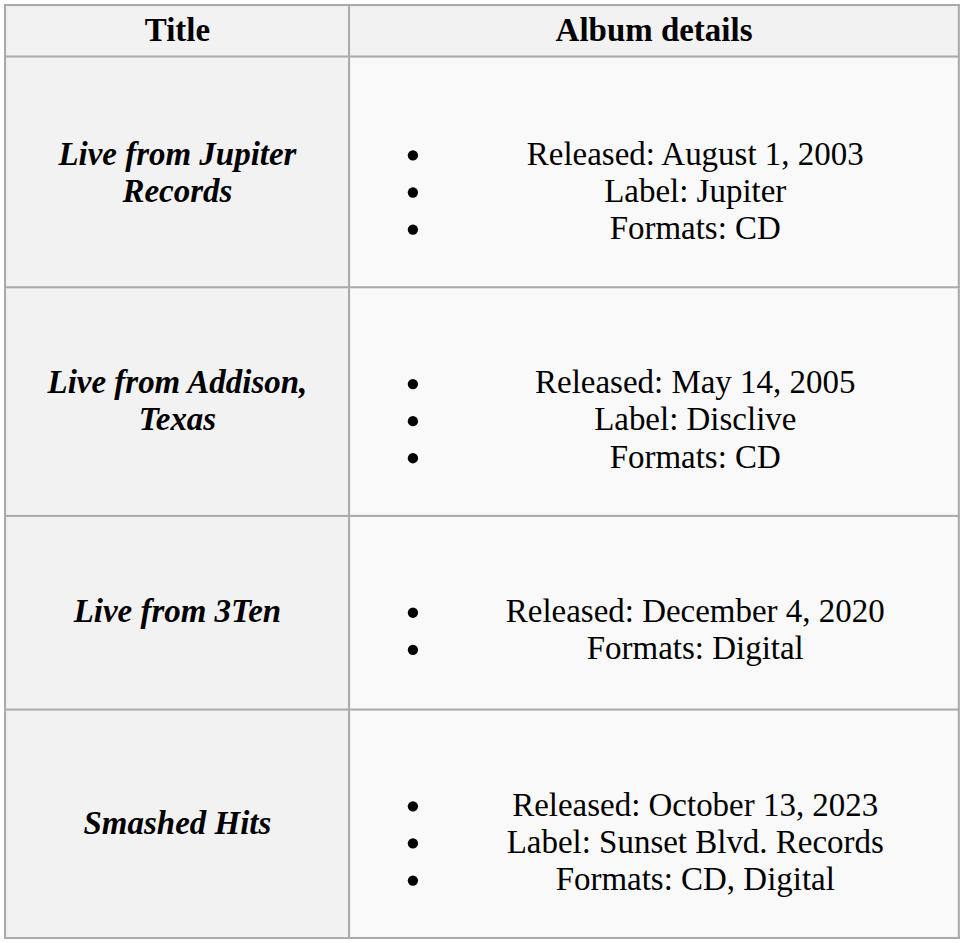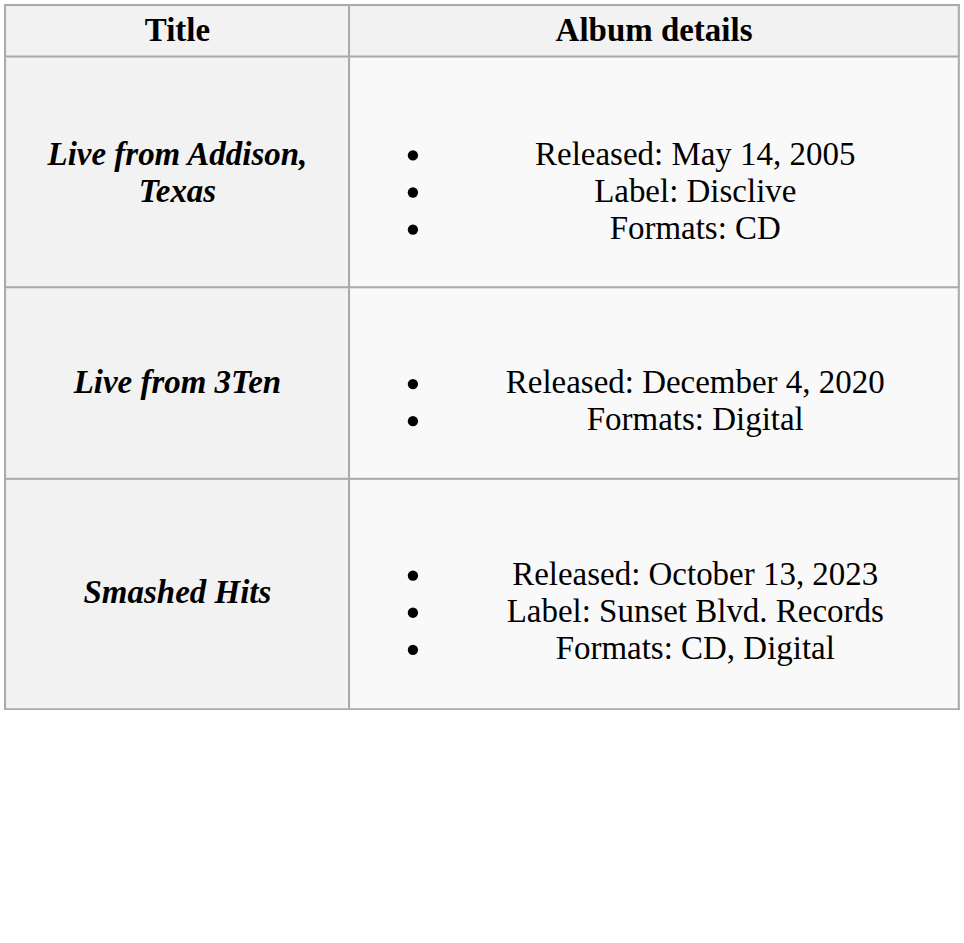- row: (177, 171)
